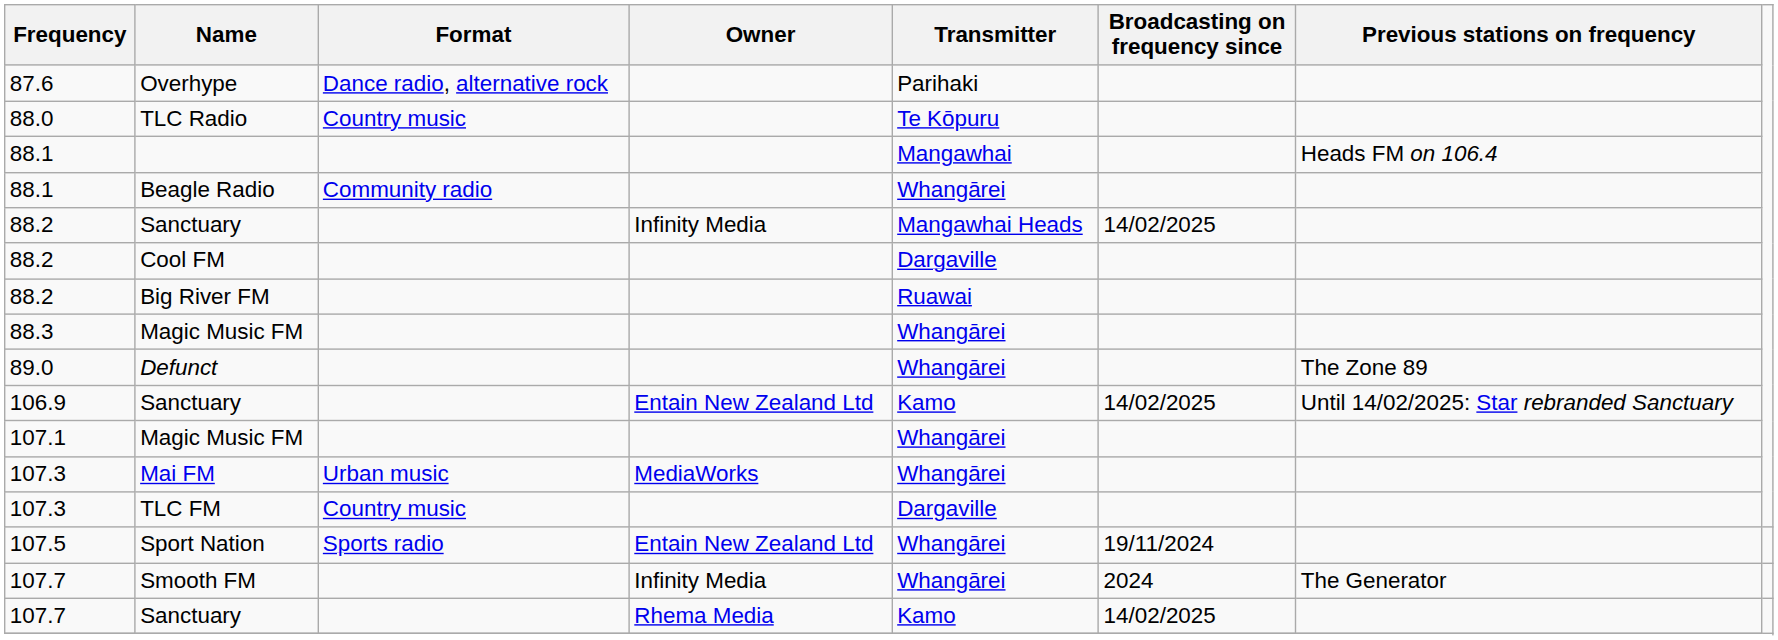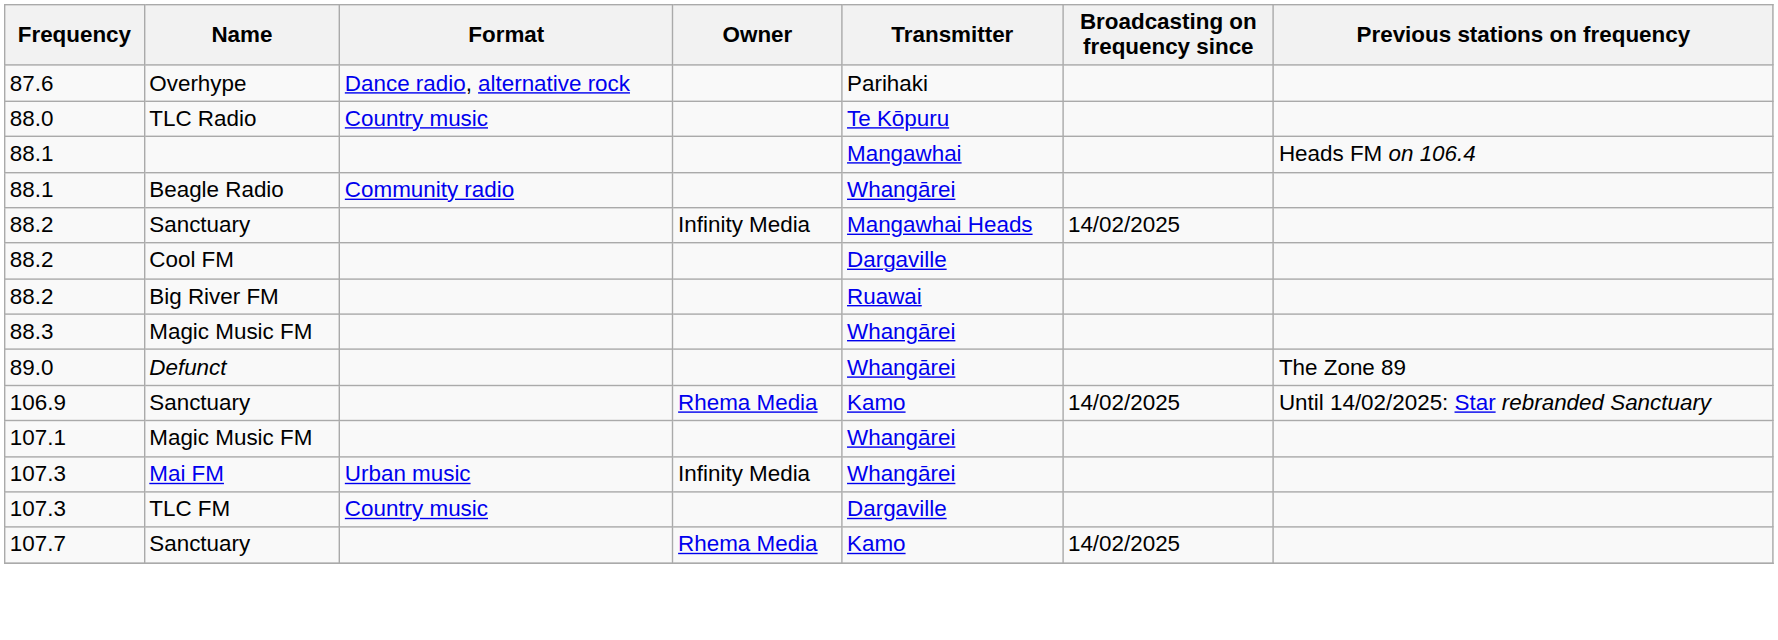(754, 402) Entain New Zealand Ltd -> (748, 402) Rhema Media
(696, 473) MediaWorks -> (744, 473) Infinity Media
- row: (38, 544)
- row: (38, 580)
